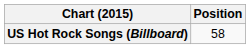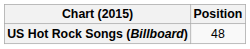(218, 33) 58 -> (218, 33) 48
